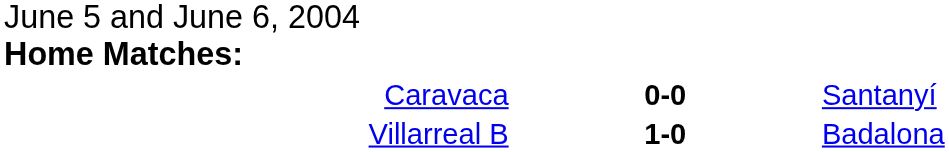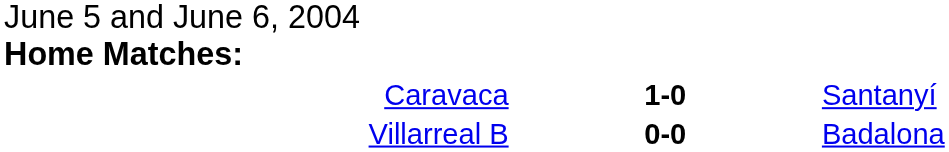(665, 95) 0-0 -> (665, 95) 1-0
(665, 133) 1-0 -> (665, 133) 0-0
